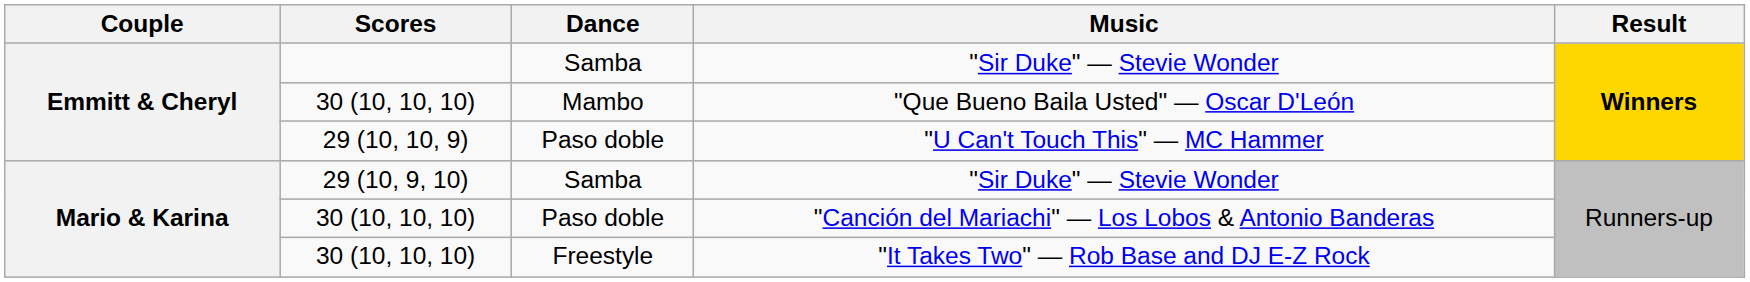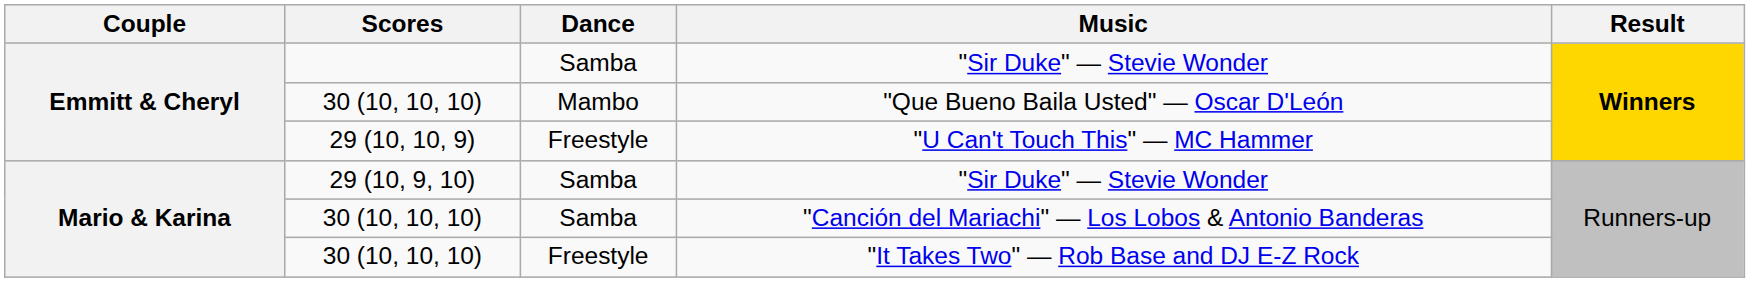(603, 140) Paso doble -> (598, 140) Freestyle
(603, 218) Paso doble -> (598, 218) Samba
